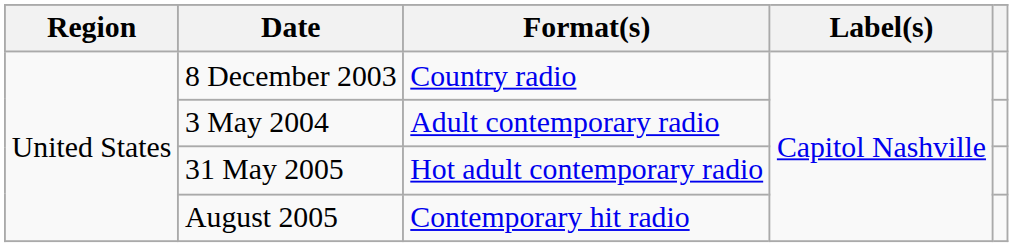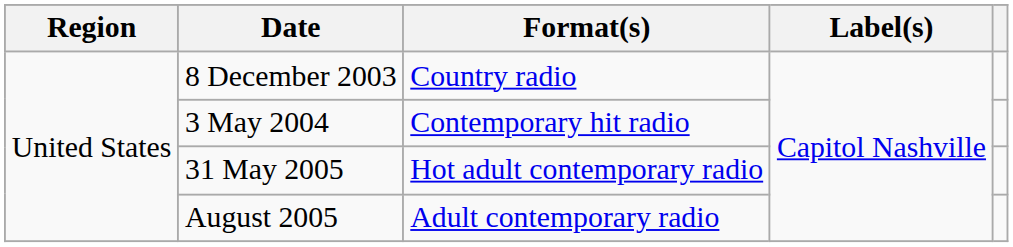(565, 122) Adult contemporary radio -> (550, 122) Contemporary hit radio
(550, 216) Contemporary hit radio -> (565, 216) Adult contemporary radio
